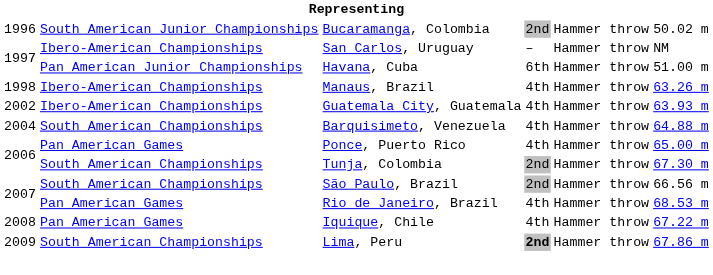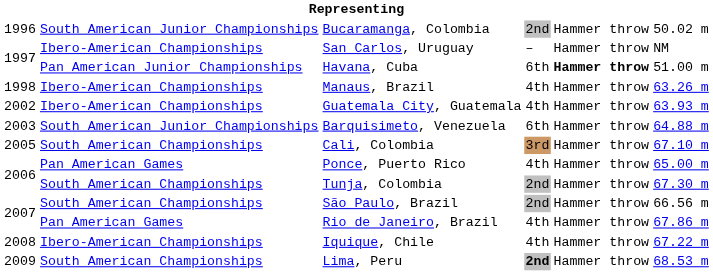(601, 68) normal -> (601, 68) bold
(20, 126) 2004 -> (20, 126) 2003
(151, 126) South American Championships -> (179, 126) South American Junior Championships
(538, 126) 4th -> (538, 126) 6th
+ row: (378, 145)
(681, 204) 68.53 m -> (681, 223) 67.86 m
(112, 223) Pan American Games -> (151, 242) Ibero-American Championships
(681, 242) 67.86 m -> (681, 262) 68.53 m
